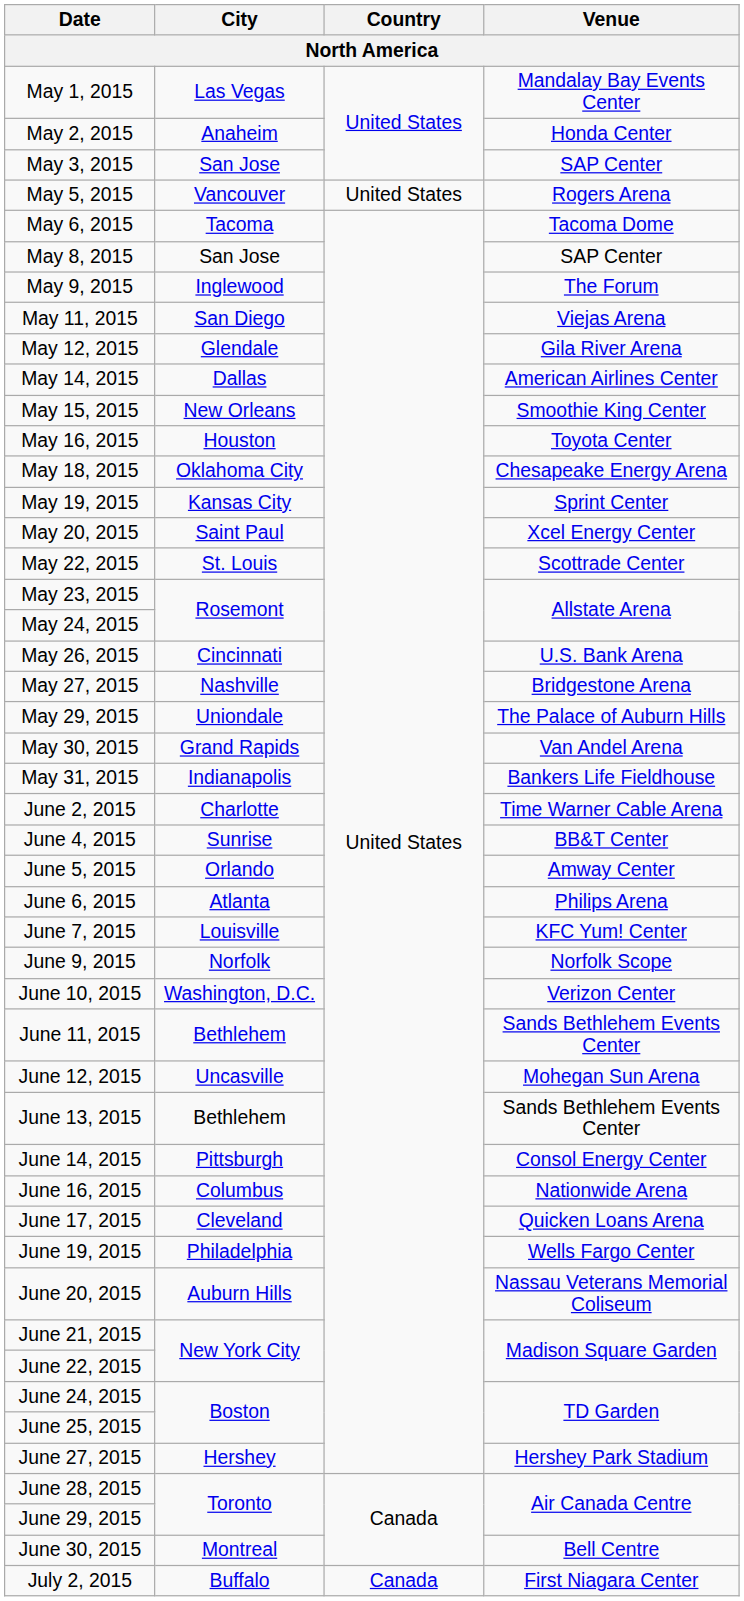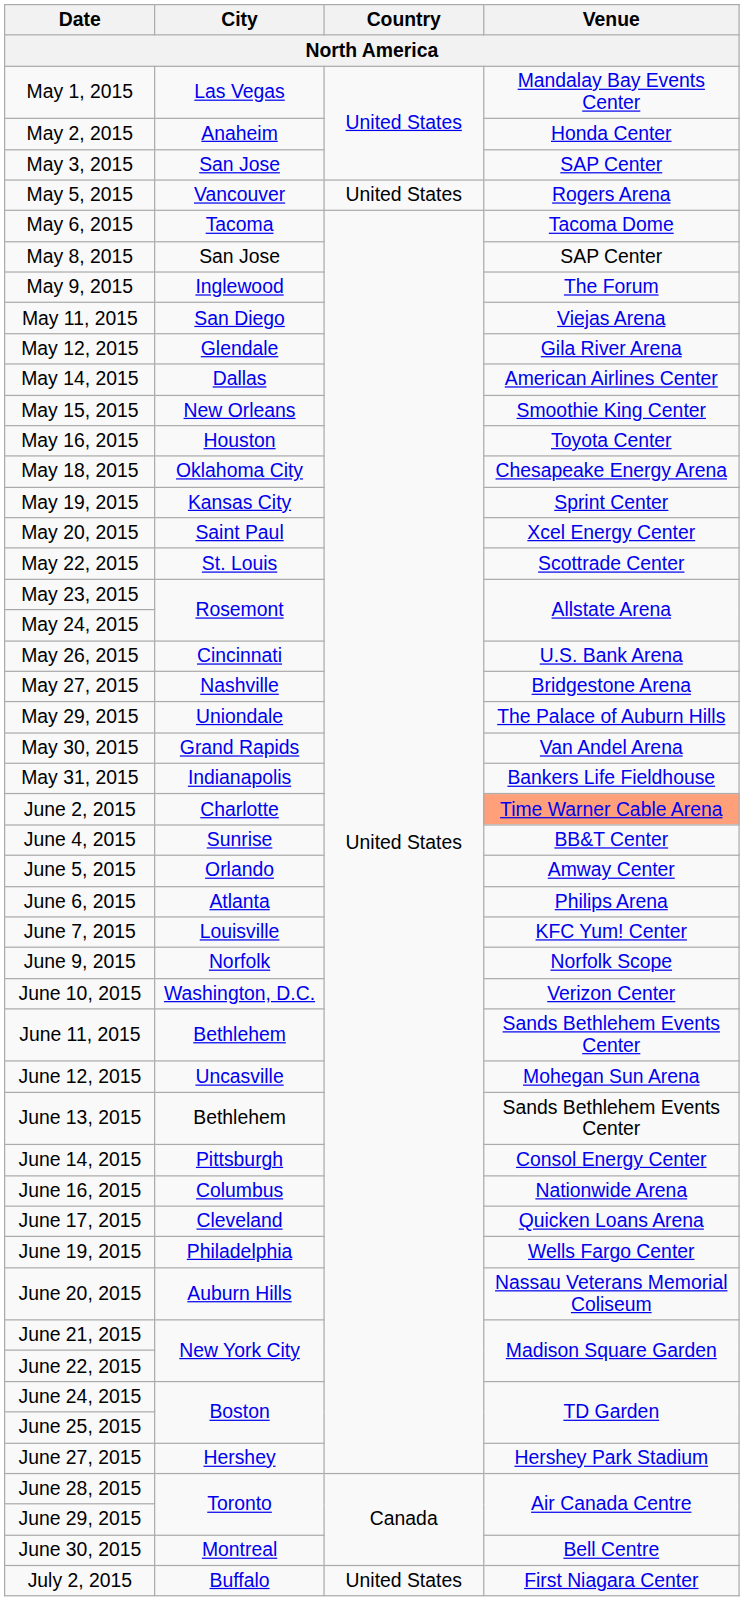(611, 809) no background -> (611, 809) lightsalmon background
(404, 1580) Canada -> (404, 1580) United States
